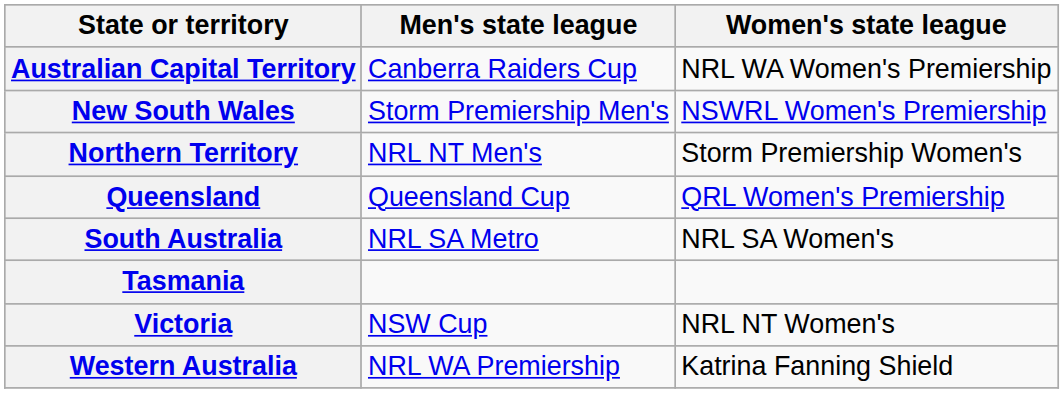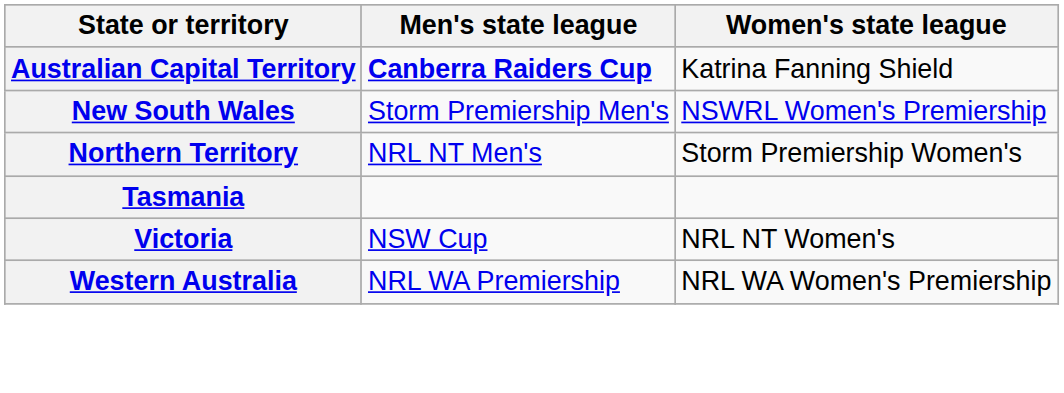(502, 68) normal -> (510, 68) bold
(866, 68) NRL WA Women's Premiership -> (817, 68) Katrina Fanning Shield
- row: (183, 196)
- row: (183, 238)
(817, 366) Katrina Fanning Shield -> (866, 281) NRL WA Women's Premiership
